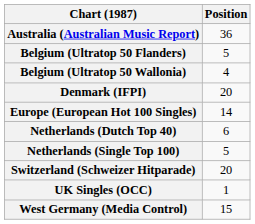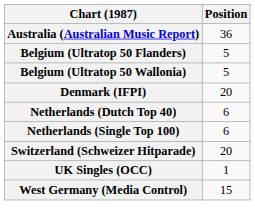(226, 72) 4 -> (226, 72) 5
- row: (103, 111)
(226, 151) 5 -> (226, 131) 6
